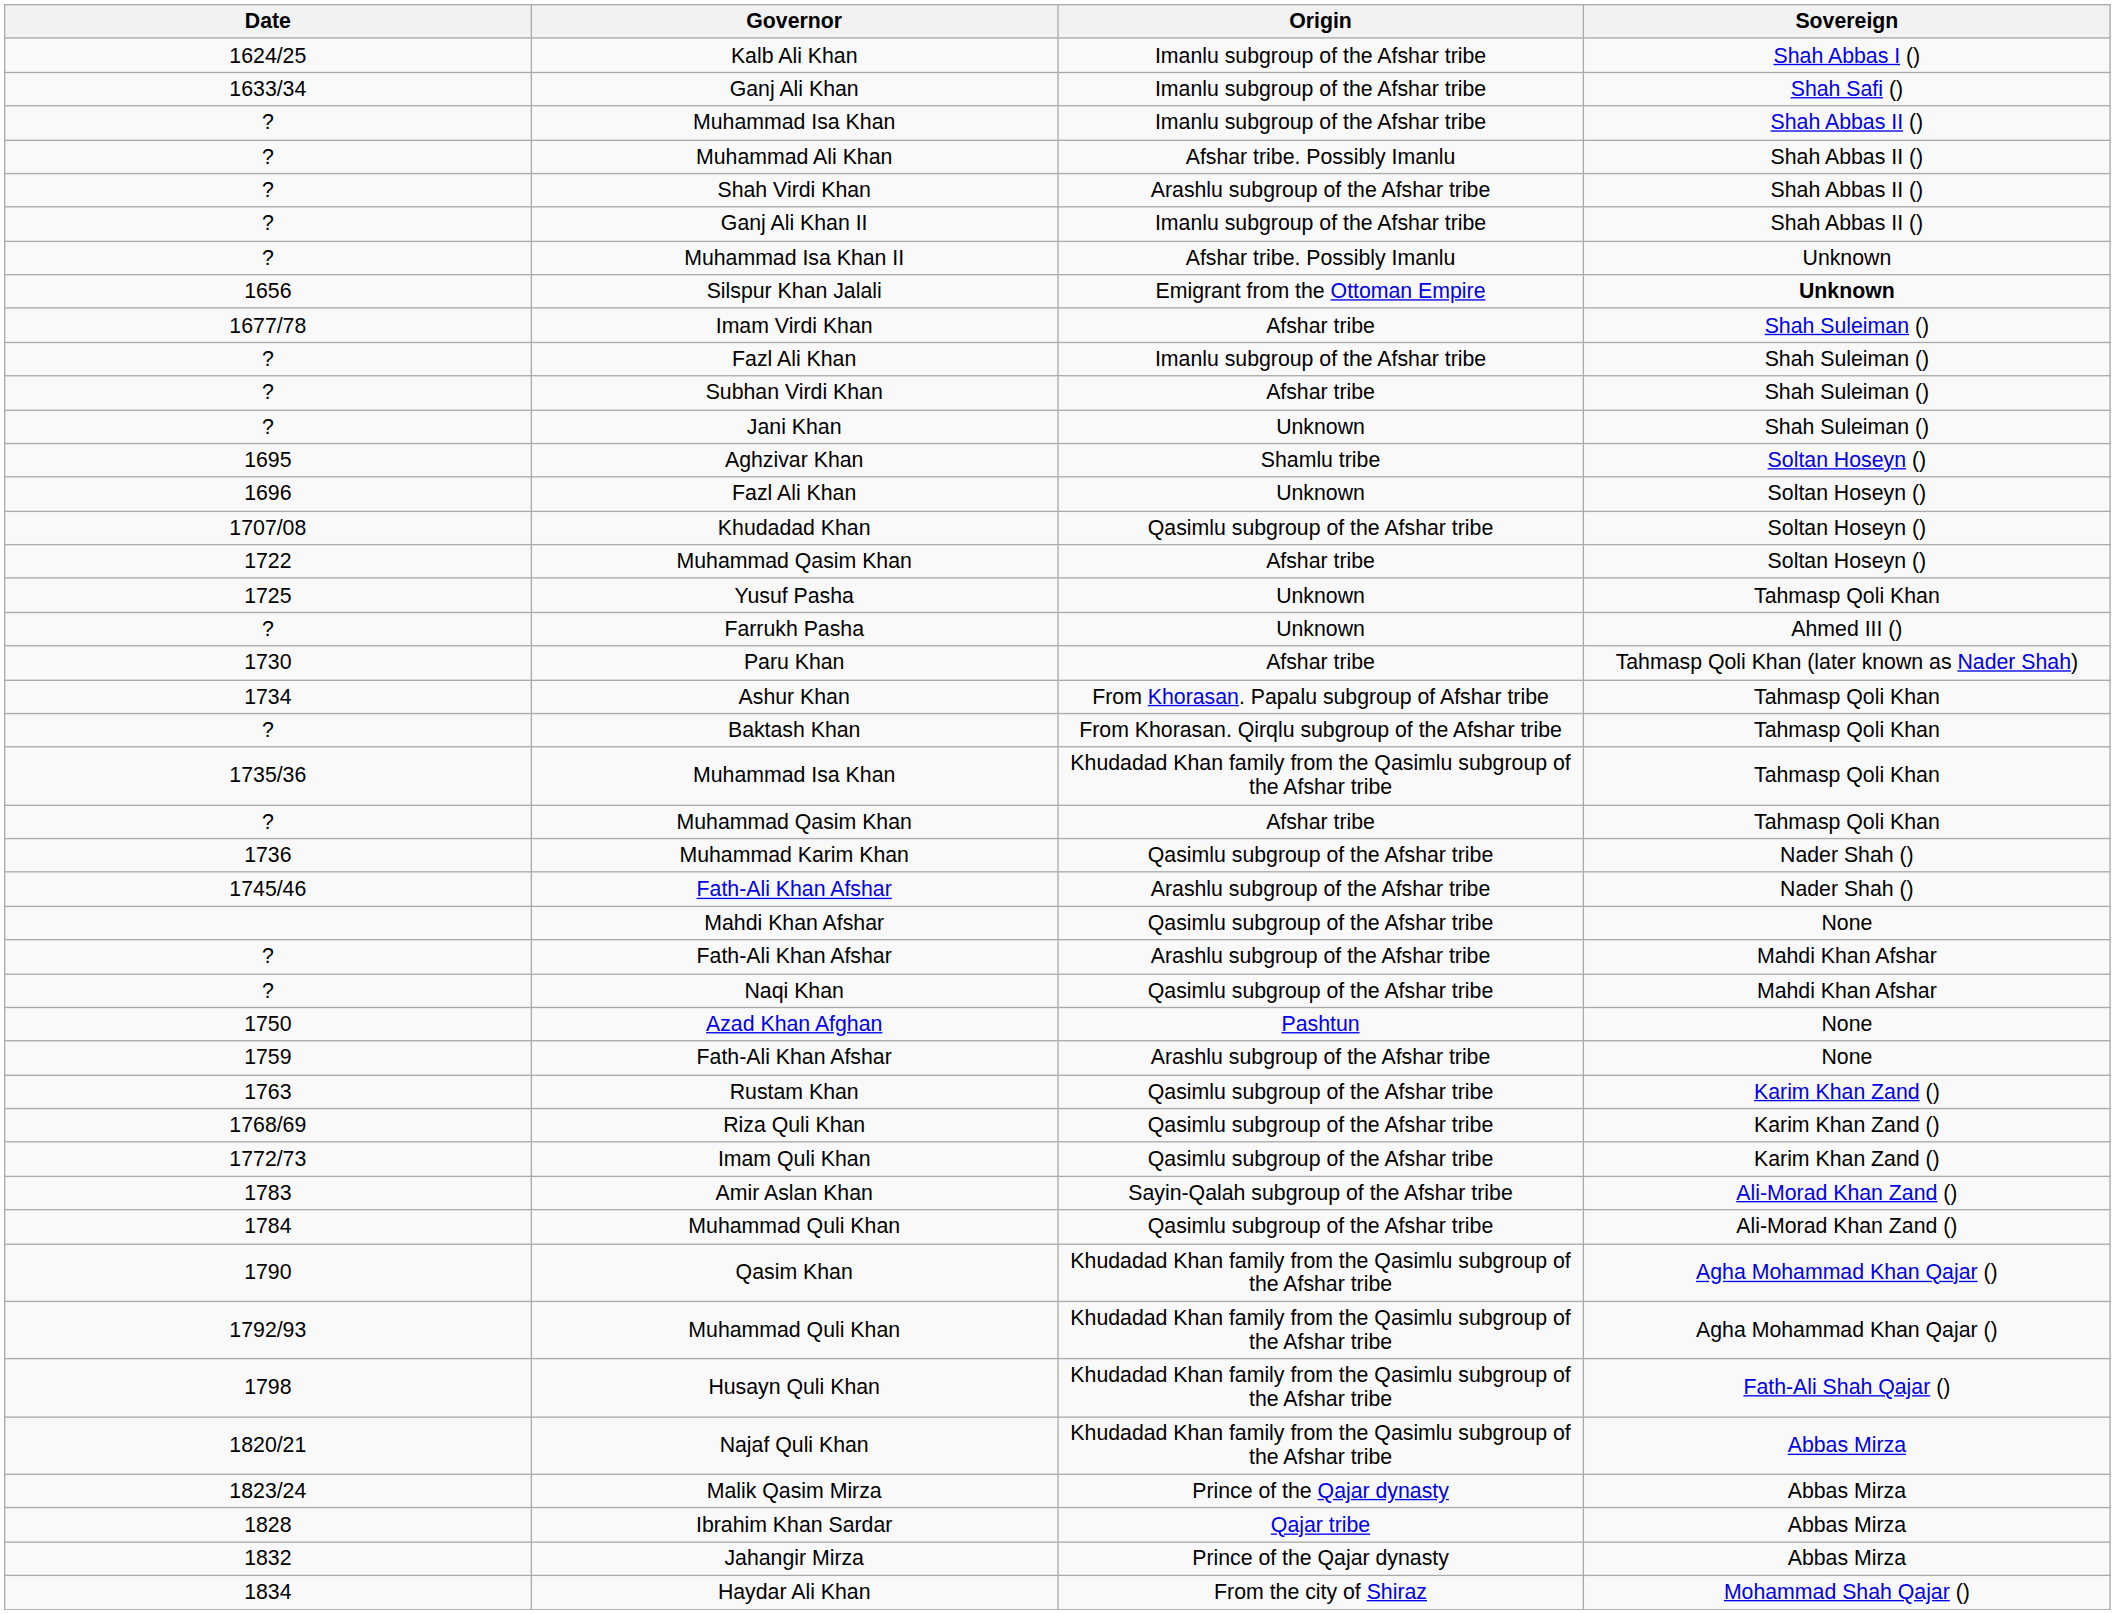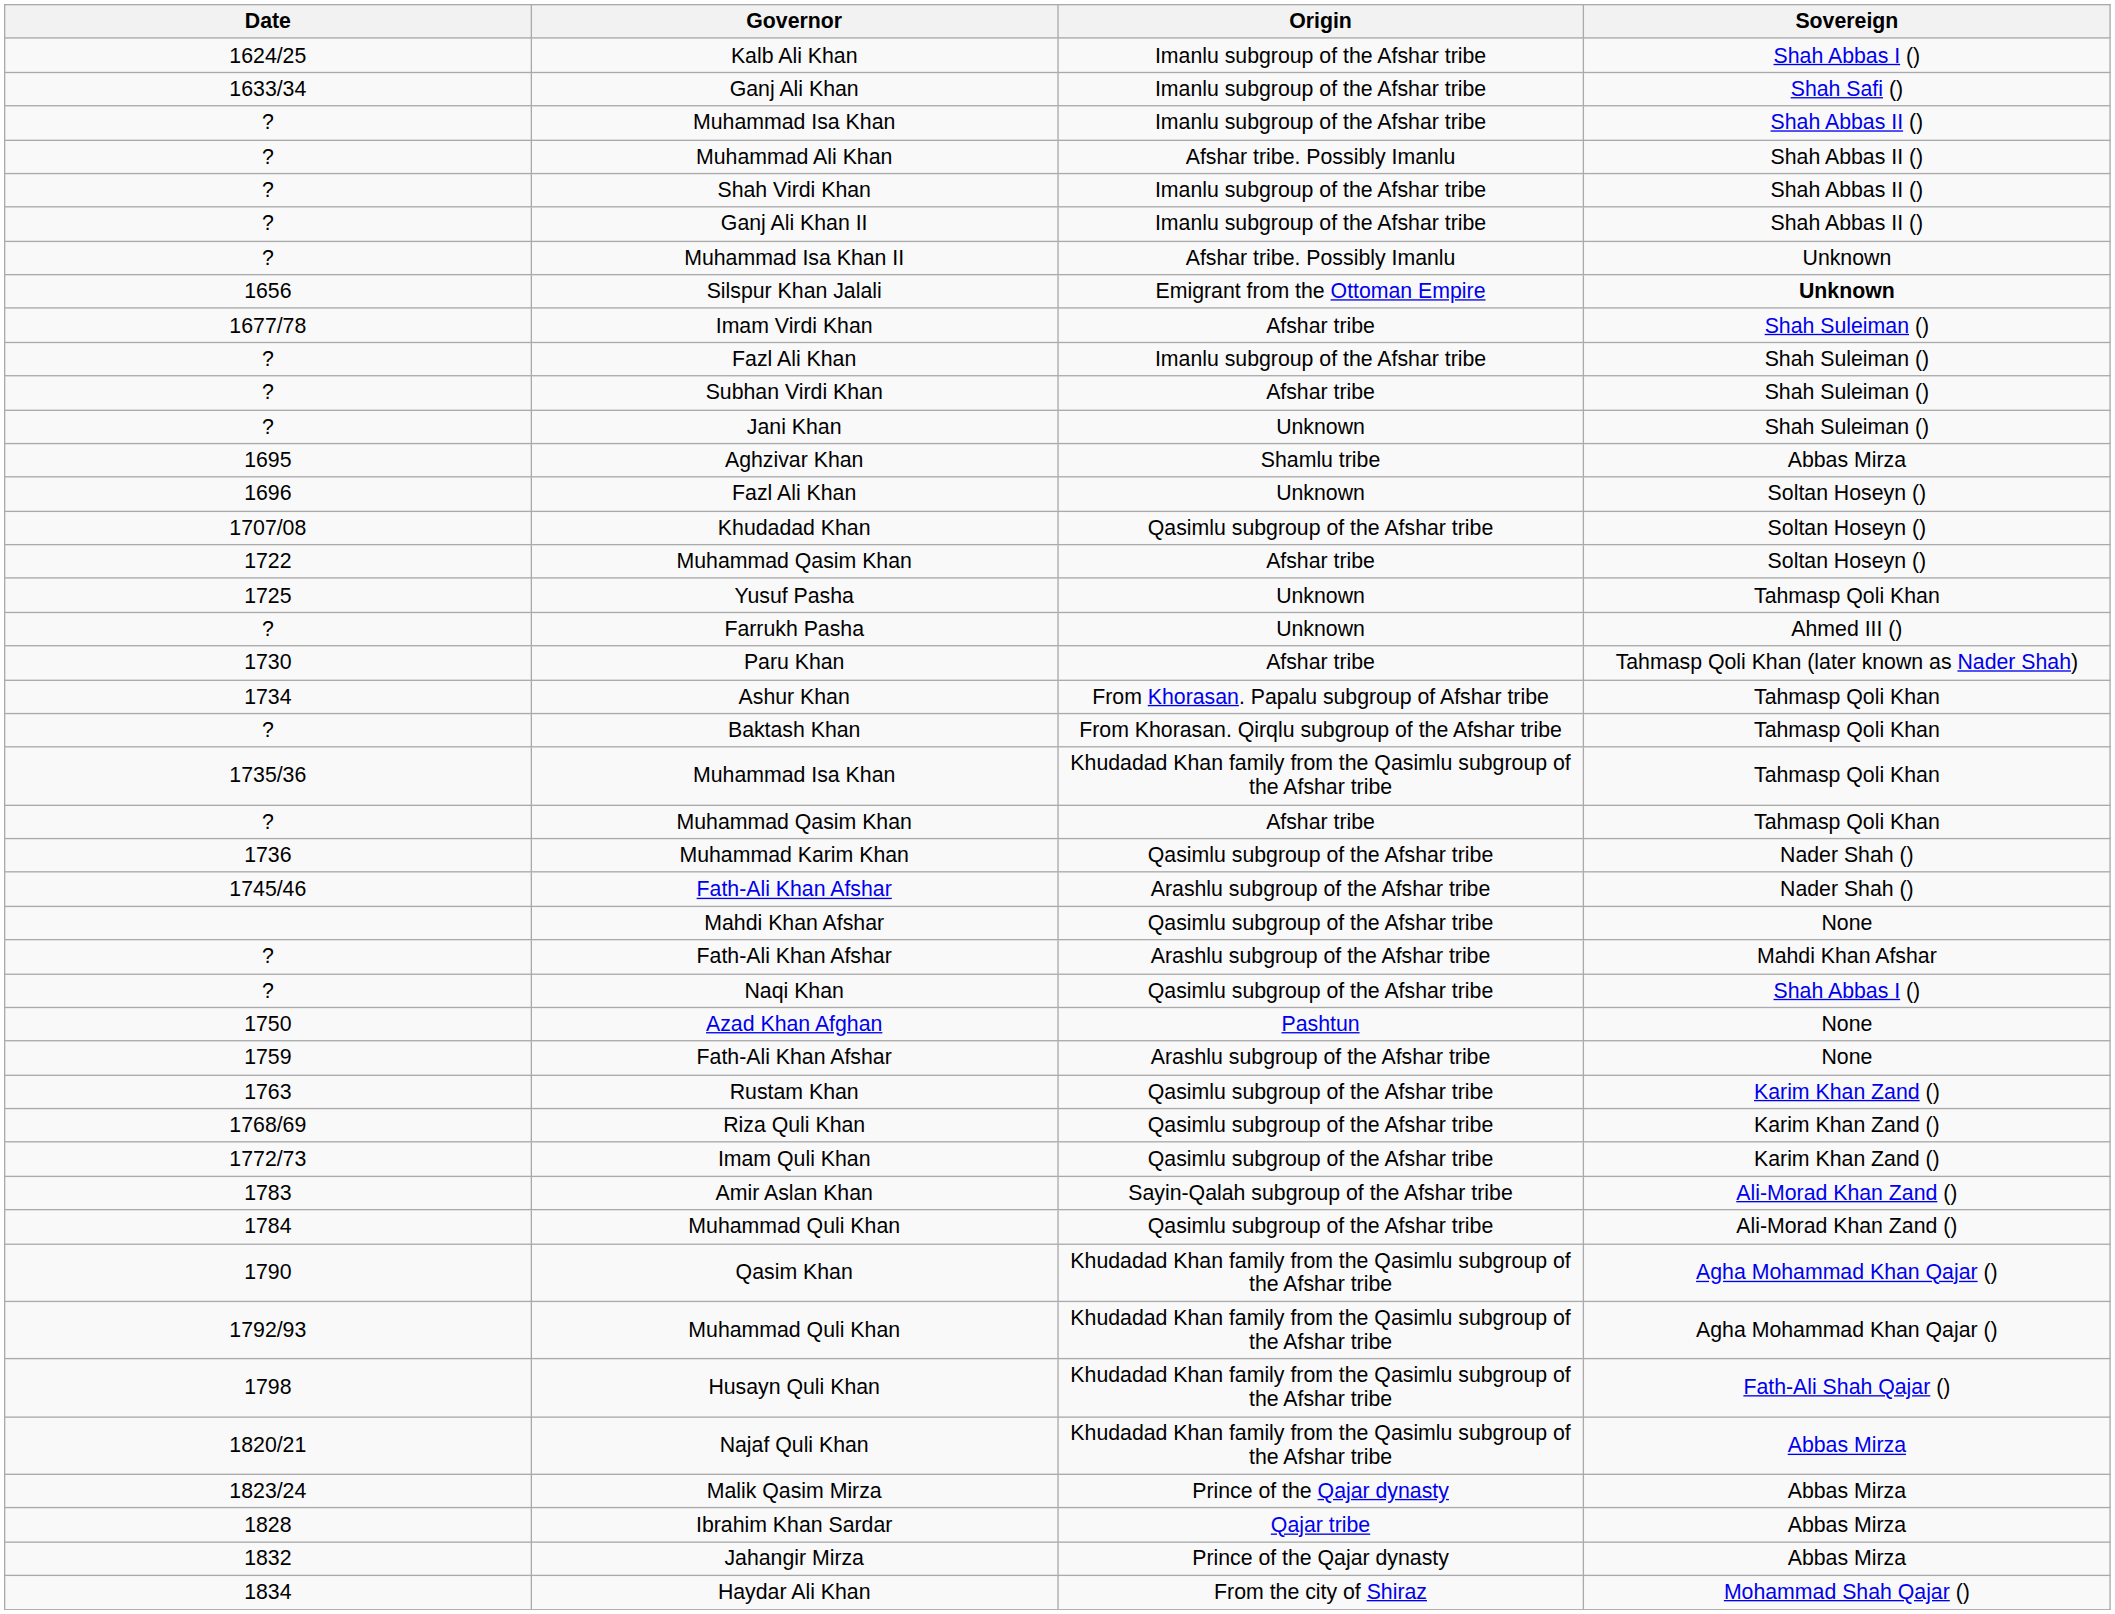(1321, 190) Arashlu subgroup of the Afshar tribe -> (1321, 190) Imanlu subgroup of the Afshar tribe
(1847, 460) Soltan Hoseyn () -> (1847, 460) Abbas Mirza
(1847, 990) Mahdi Khan Afshar -> (1847, 990) Shah Abbas I ()
